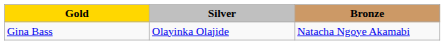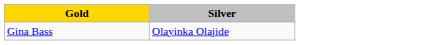- column: (367, 13)
